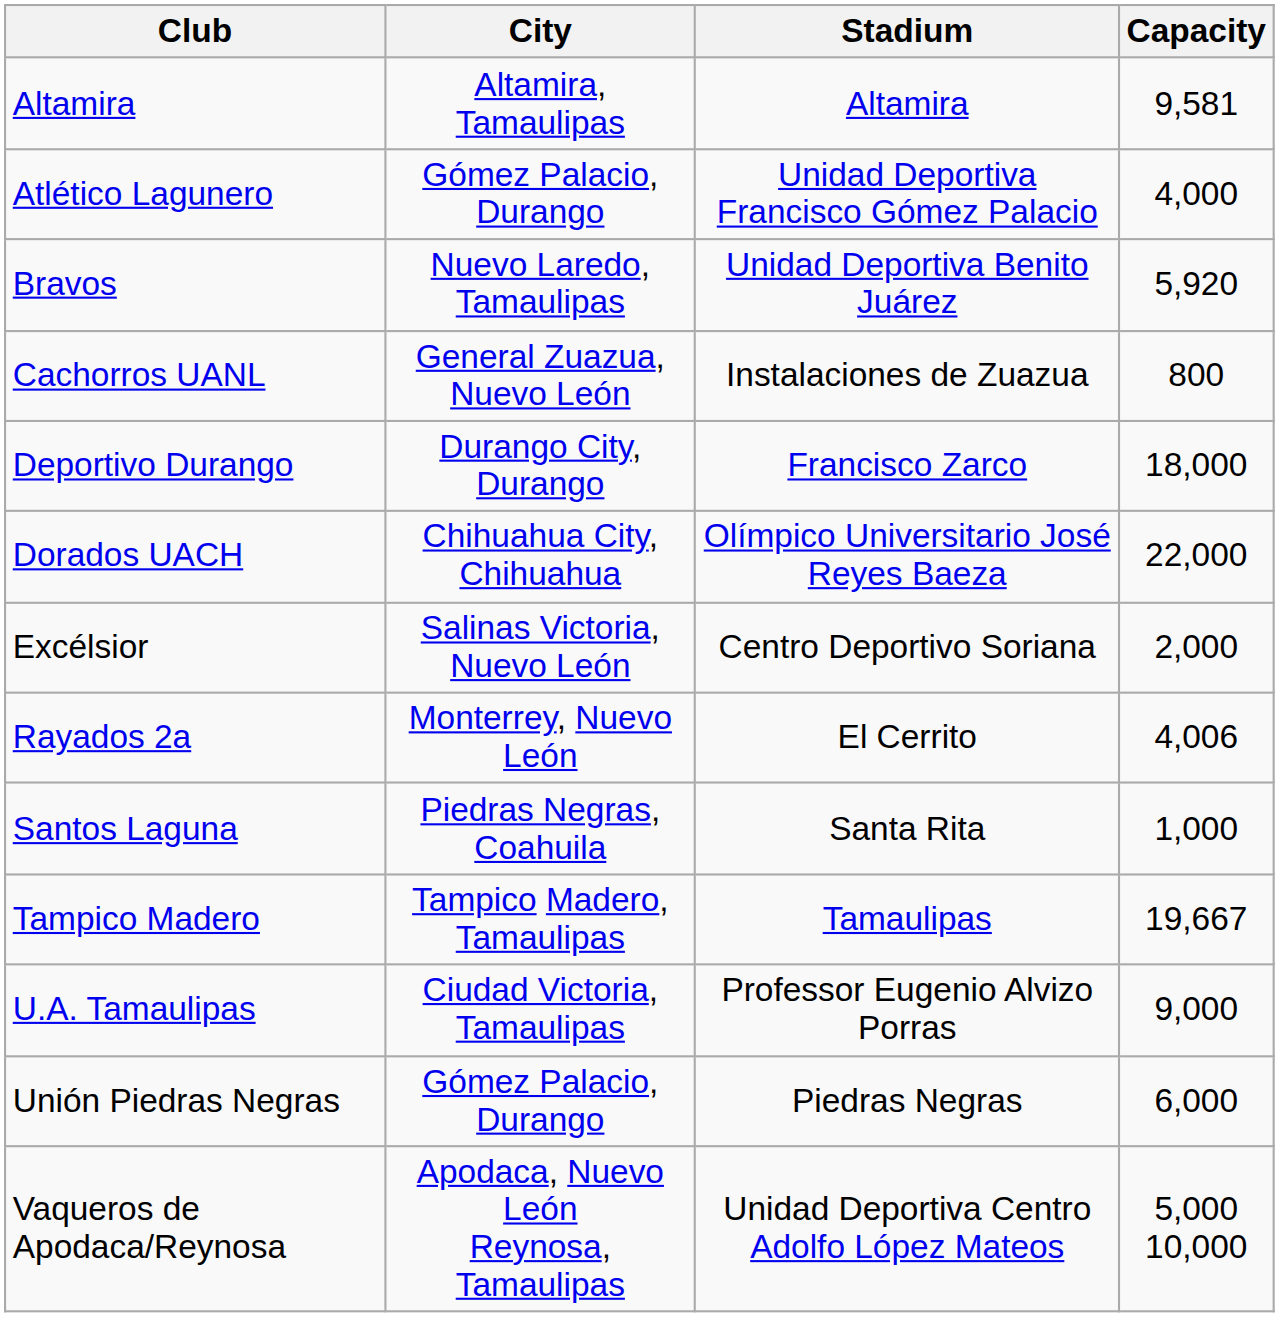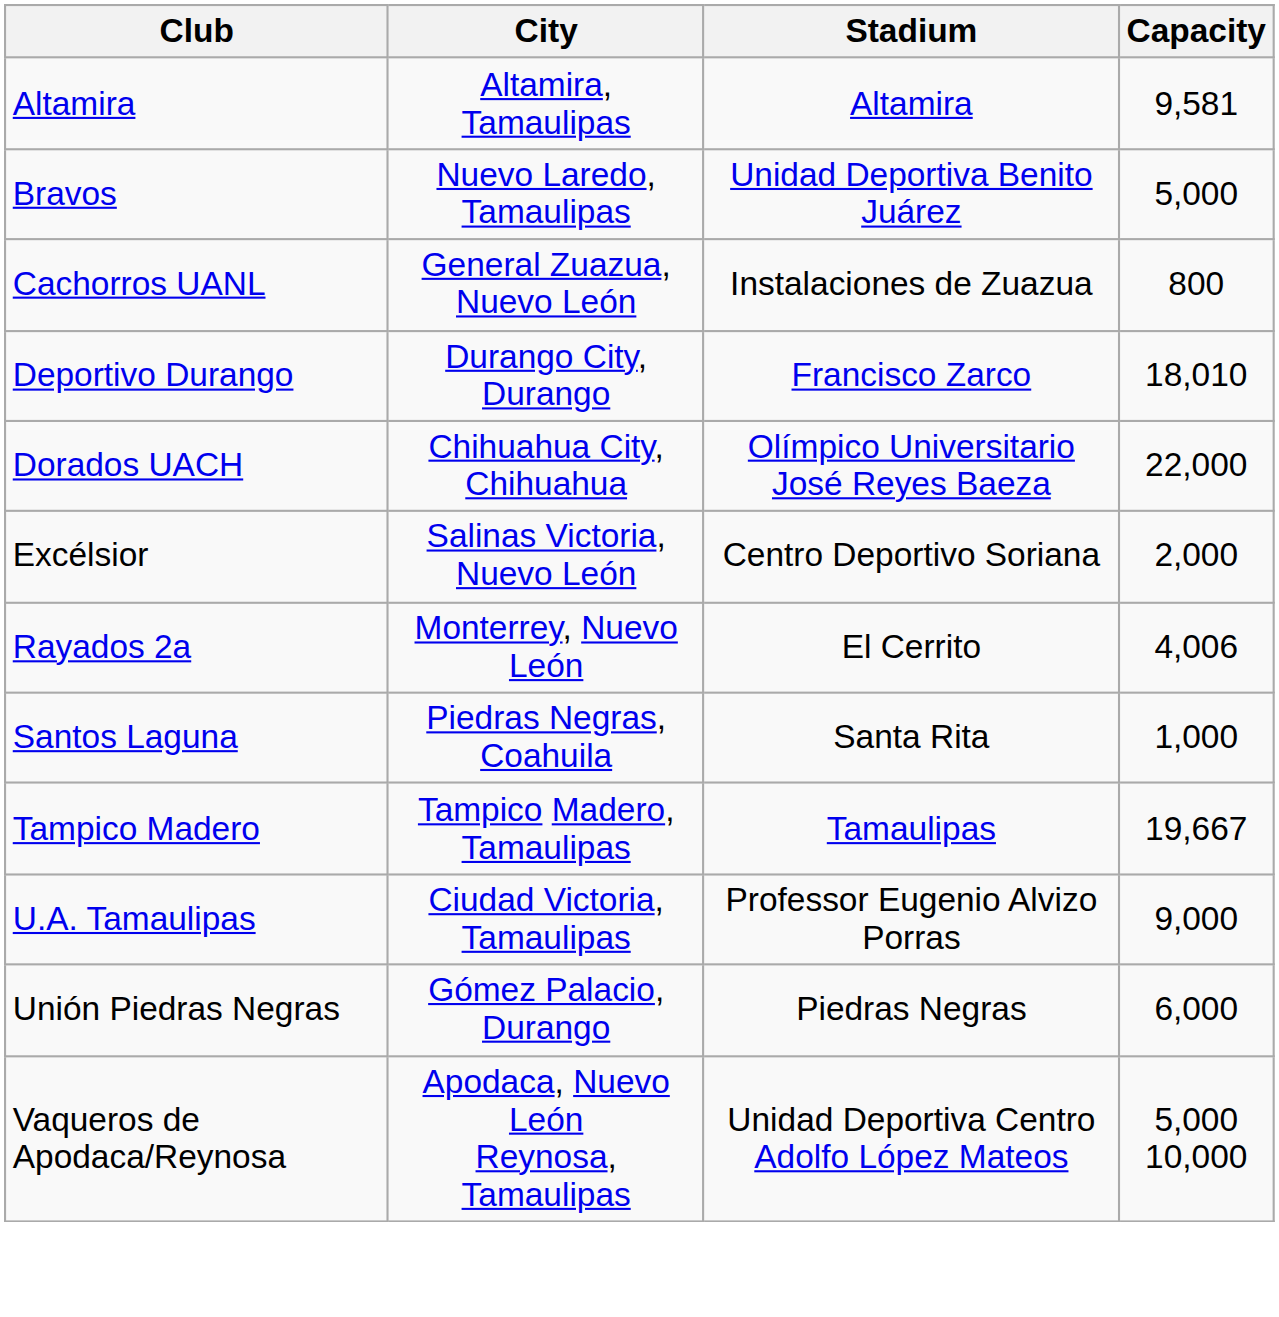- row: (143, 193)
(1196, 284) 5,920 -> (1196, 193) 5,000
(1196, 465) 18,000 -> (1196, 374) 18,010
